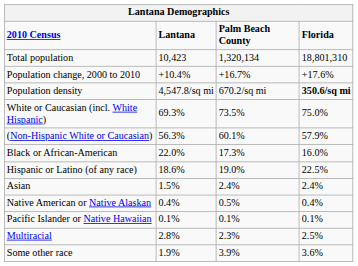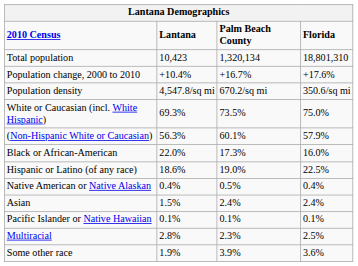(326, 91) bold -> (327, 91) normal
rows swapped: (19, 186) <-> (79, 203)
